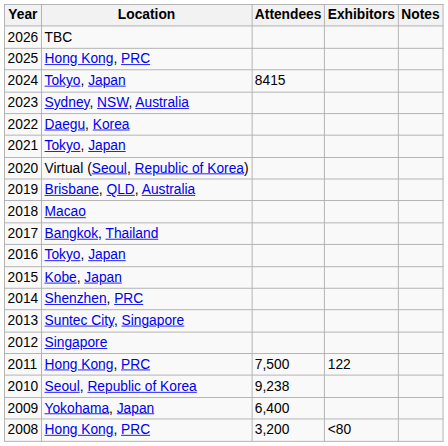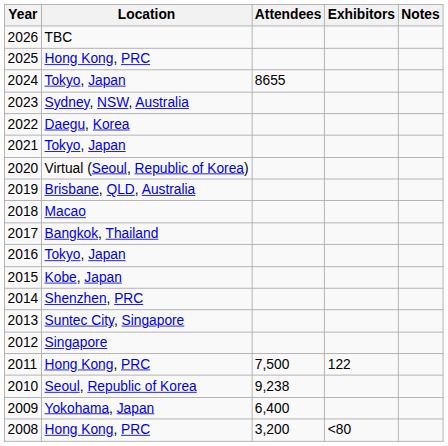(270, 80) 8415 -> (270, 80) 8655
